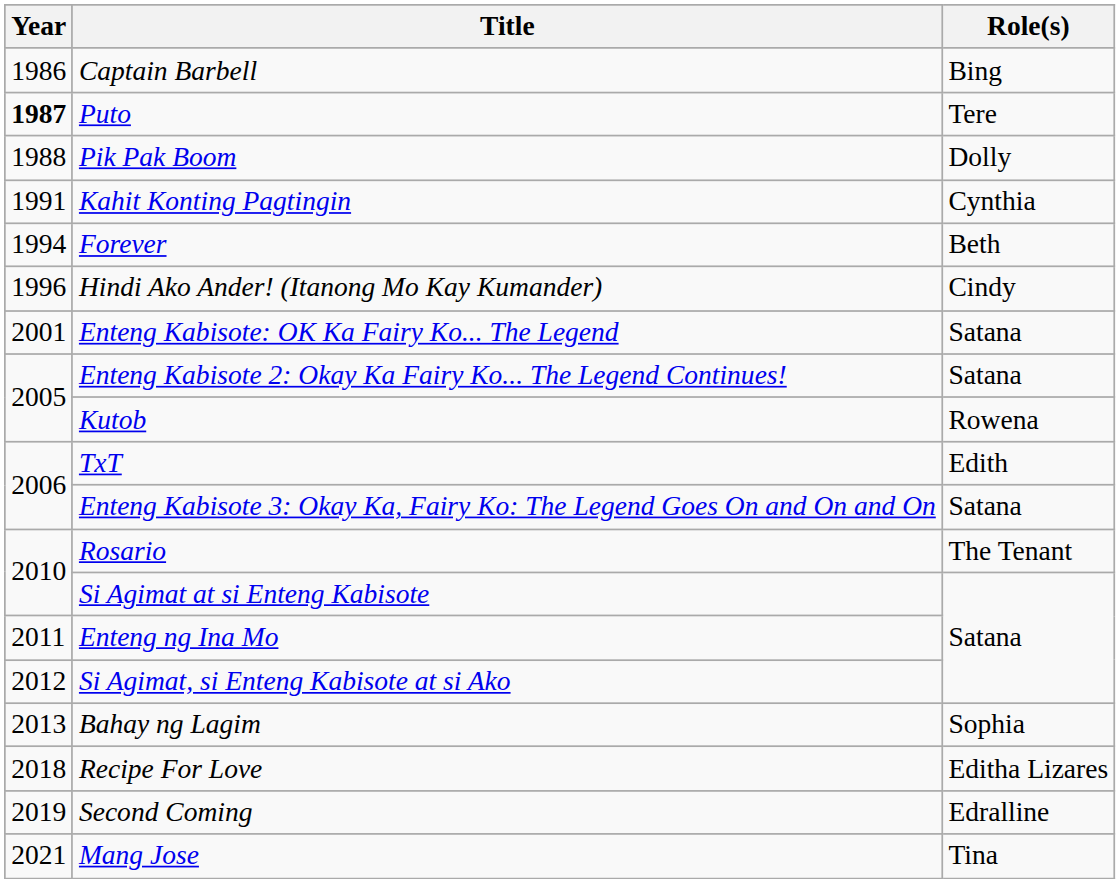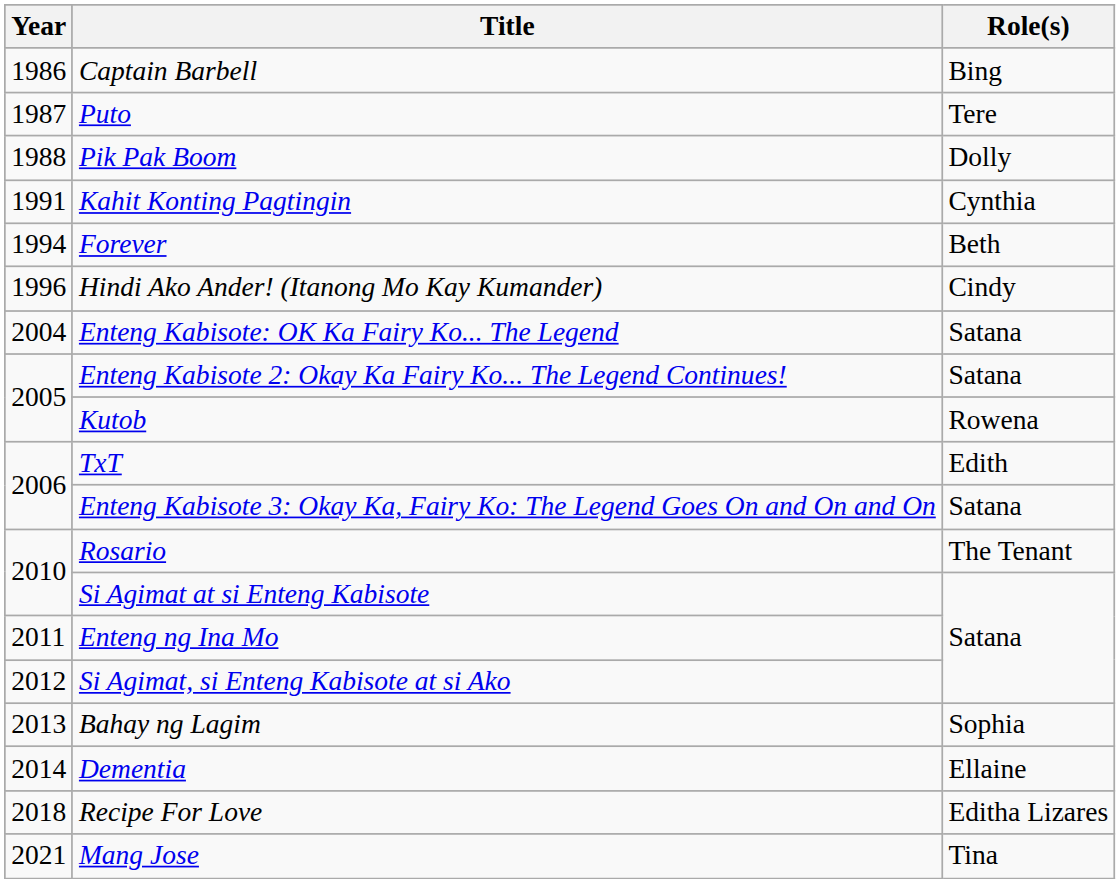(39, 113) bold -> (39, 113) normal
(39, 331) 2001 -> (39, 331) 2004
+ row: (132, 768)
- row: (166, 811)
